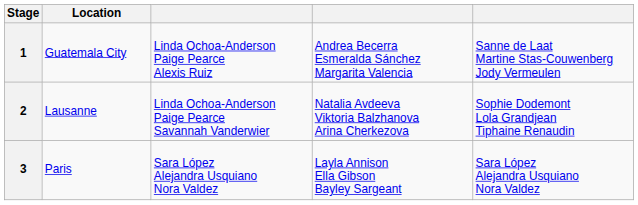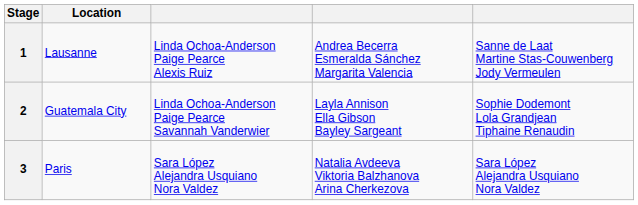(86, 52) Guatemala City -> (71, 52) Lausanne
(71, 111) Lausanne -> (86, 111) Guatemala City
(367, 118) Natalia Avdeeva Viktoria Balzhanova Arina Cherkezova -> (358, 118) Layla Annison Ella Gibson Bayley Sargeant
(358, 176) Layla Annison Ella Gibson Bayley Sargeant -> (367, 176) Natalia Avdeeva Viktoria Balzhanova Arina Cherkezova
